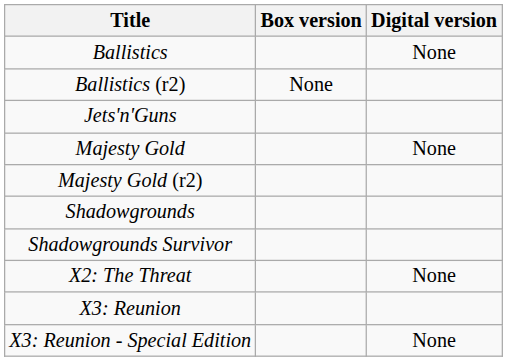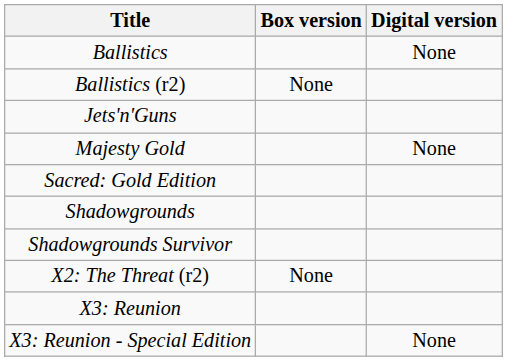- row: (130, 180)
+ row: (130, 180)
- row: (130, 276)
+ row: (130, 276)
